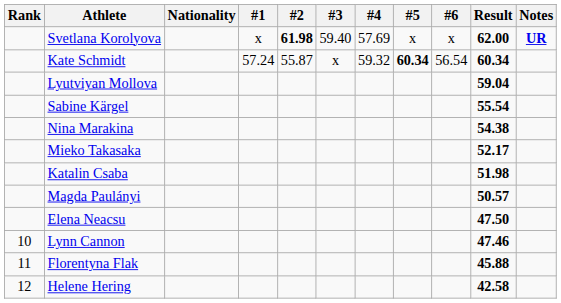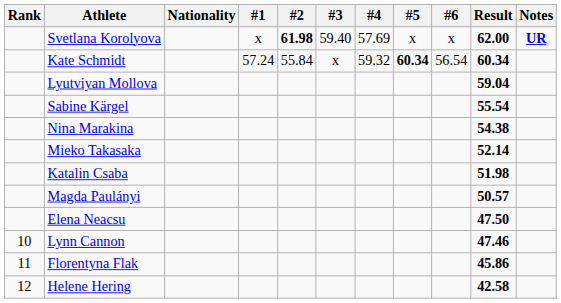(297, 60) 55.87 -> (297, 60) 55.84
(493, 151) 52.17 -> (493, 151) 52.14
(493, 264) 45.88 -> (493, 264) 45.86
